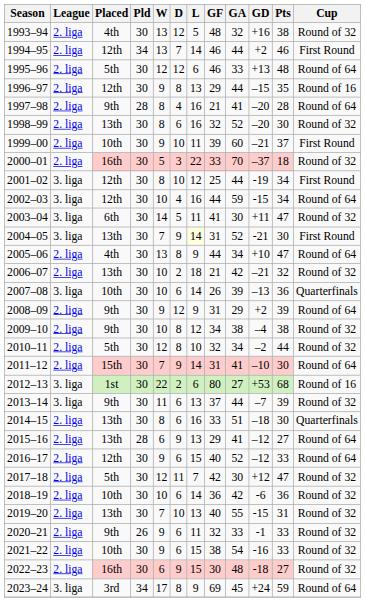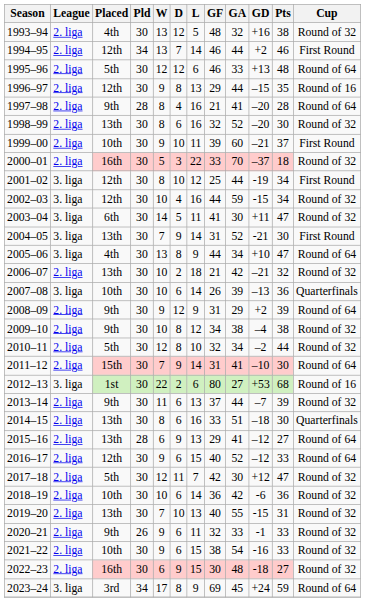(327, 198) Round of 64 -> (327, 198) Round of 32
(196, 236) lightyellow background -> (196, 236) no background
(68, 254) 2. liga -> (68, 254) 3. liga
(68, 402) 3. liga -> (68, 402) 2. liga
